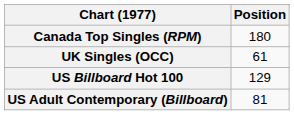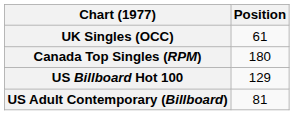rows swapped: (118, 36) <-> (118, 57)
